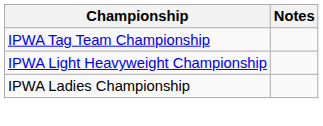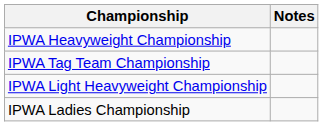+ row: (119, 40)
